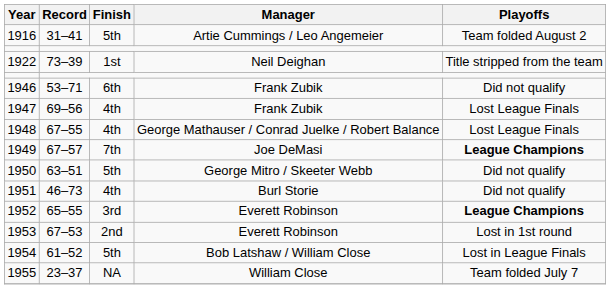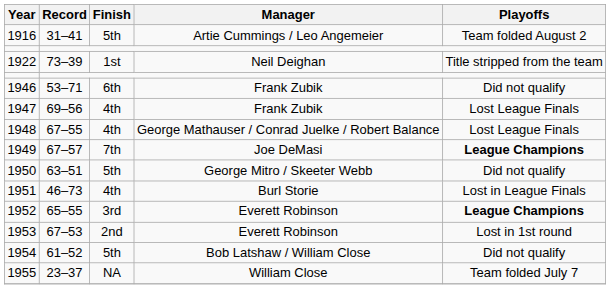(524, 191) Did not qualify -> (524, 191) Lost in League Finals
(524, 252) Lost in League Finals -> (524, 252) Did not qualify
